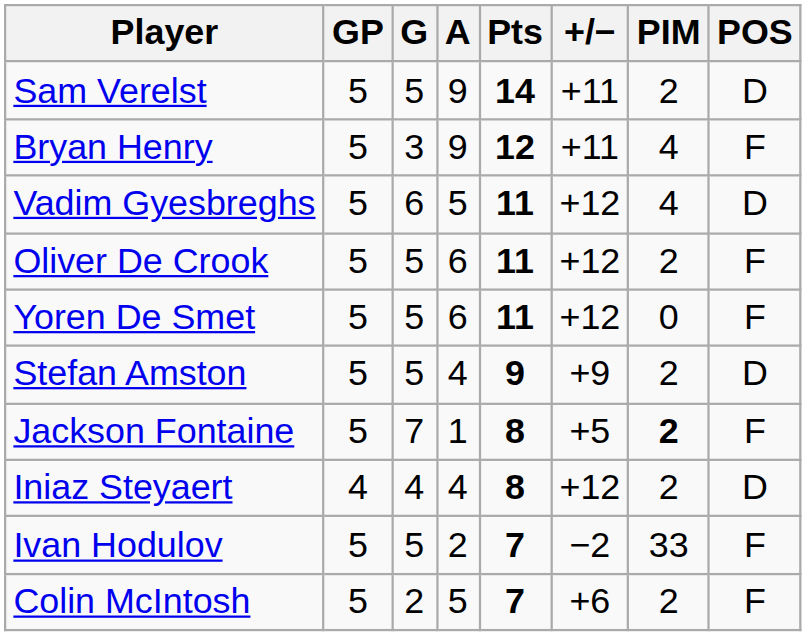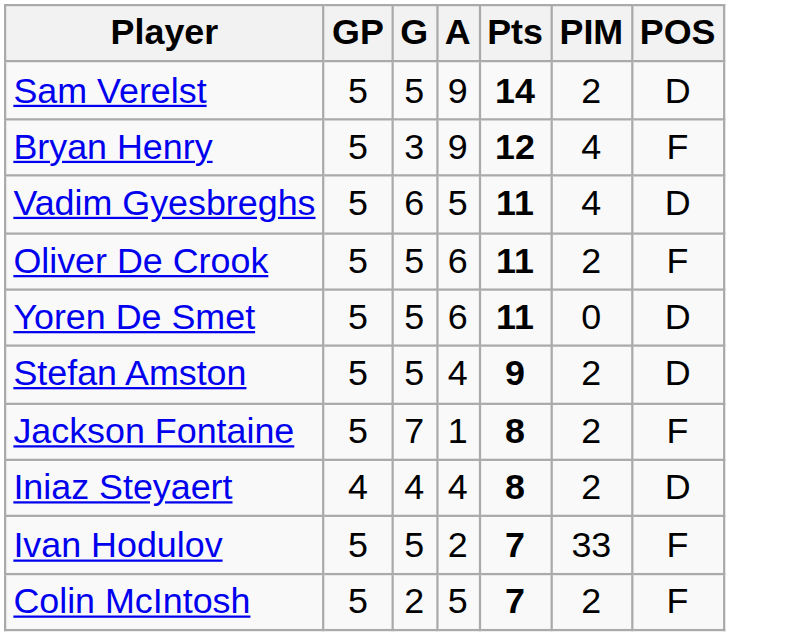- column: (590, 32)
(755, 317) F -> (678, 317) D
(669, 430) bold -> (591, 430) normal
